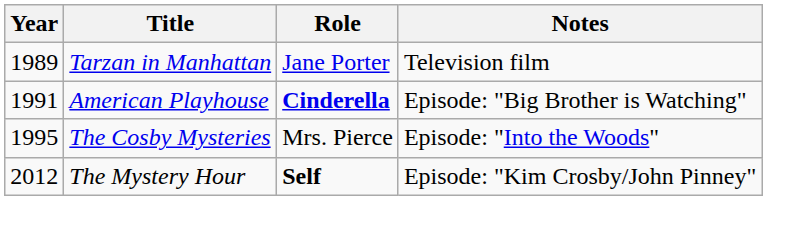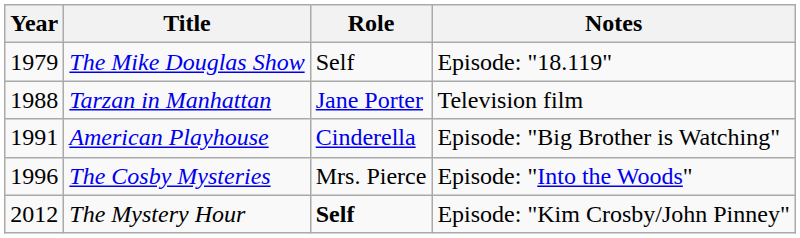+ row: (187, 61)
(34, 61) 1989 -> (34, 99) 1988
(336, 99) bold -> (366, 137) normal
(34, 137) 1995 -> (34, 175) 1996
